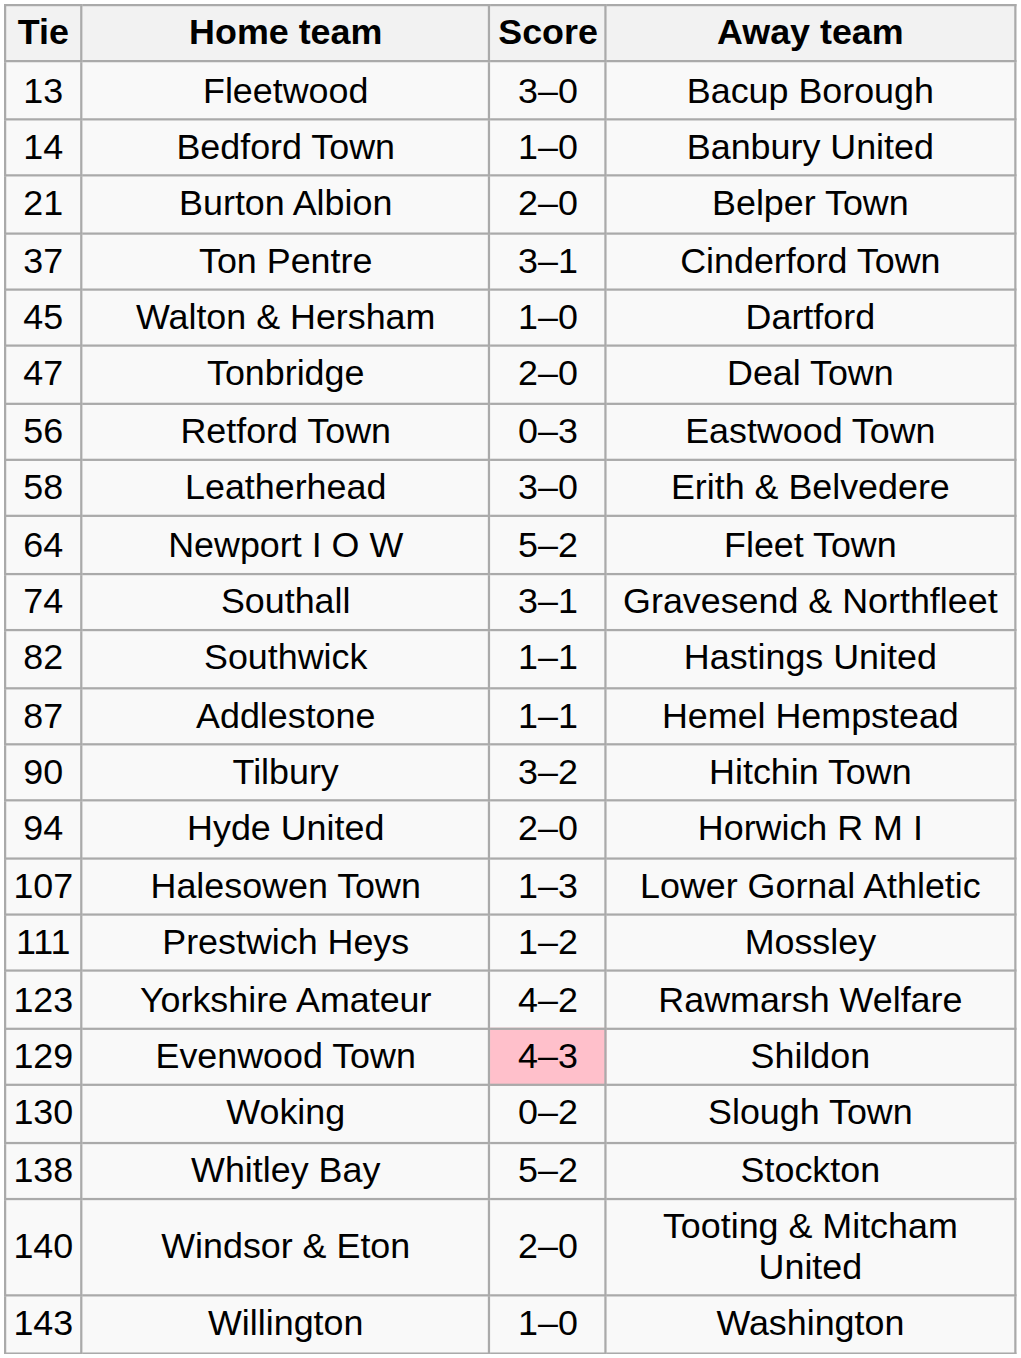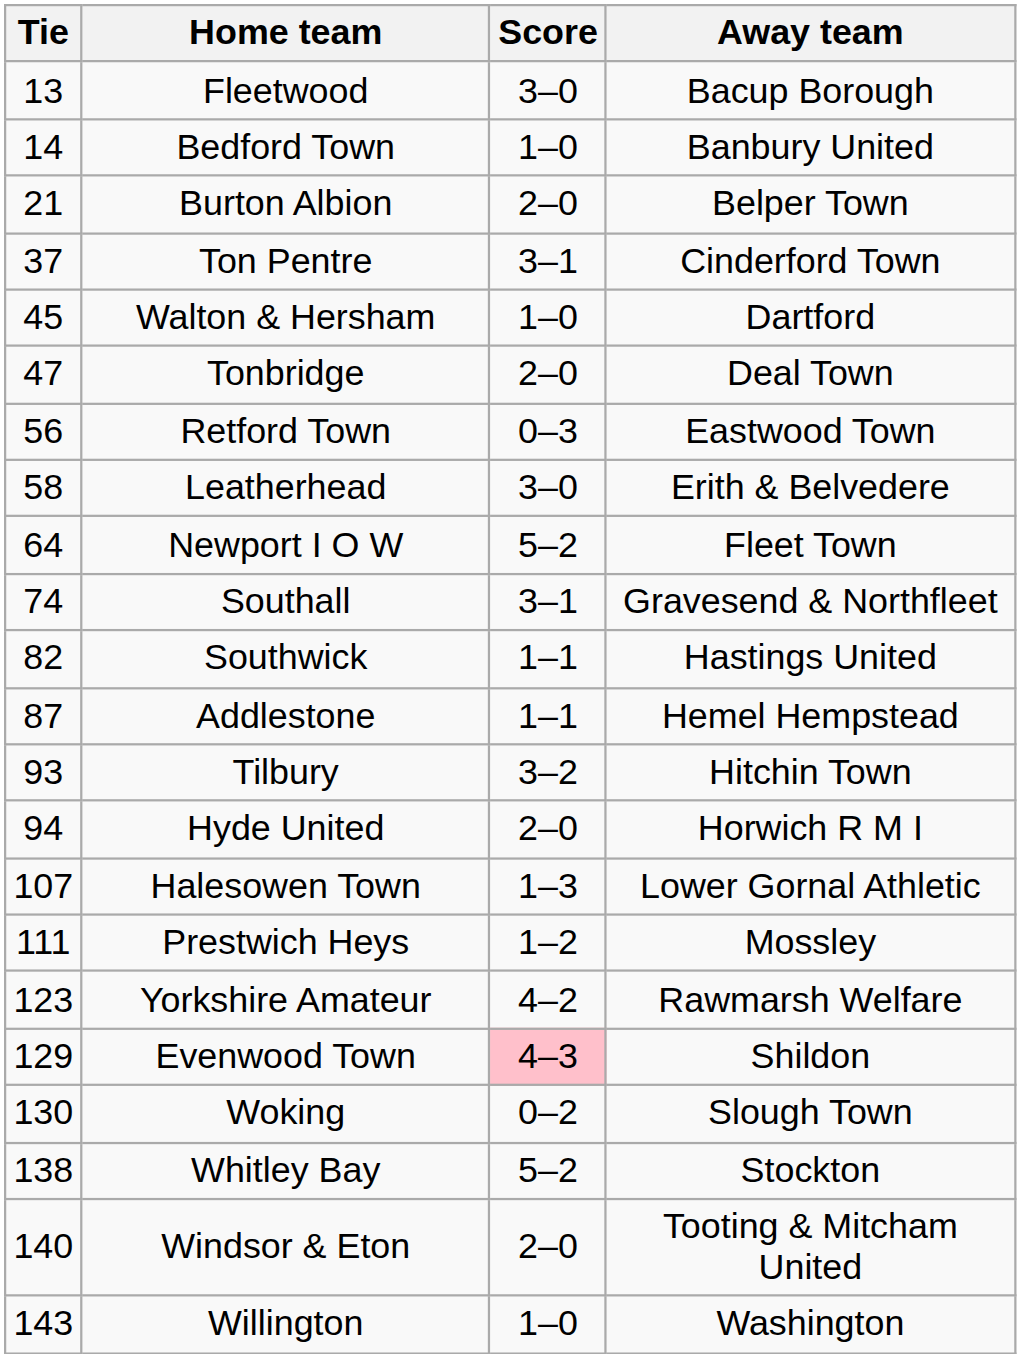(43, 771) 90 -> (43, 771) 93
